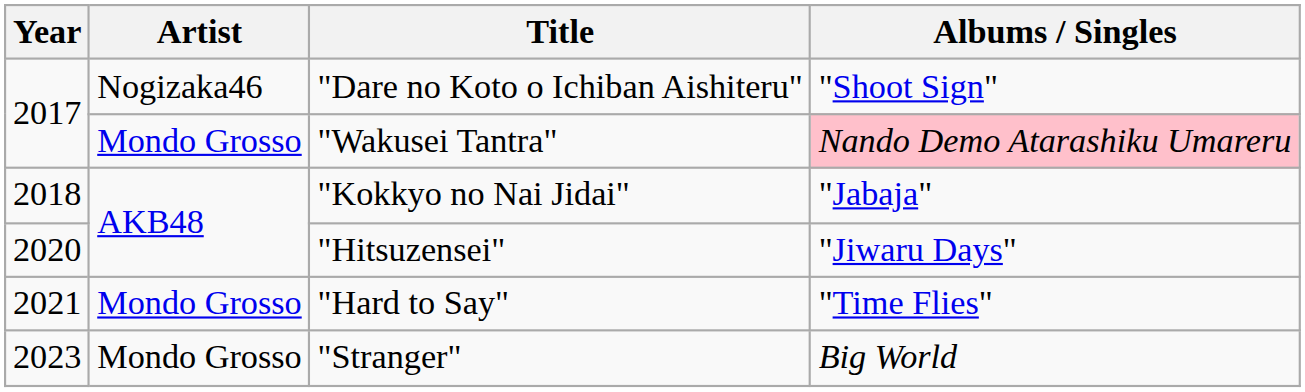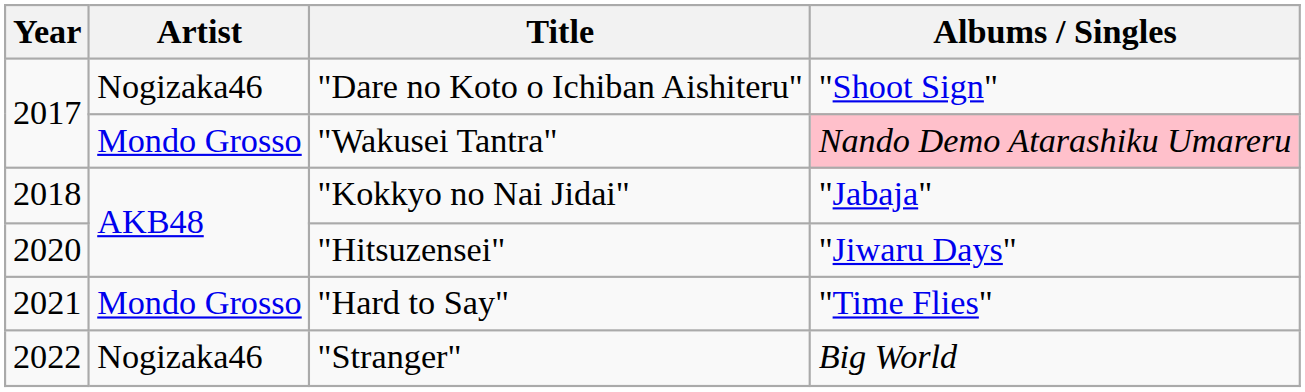(47, 357) 2023 -> (47, 357) 2022
(199, 357) Mondo Grosso -> (180, 357) Nogizaka46
